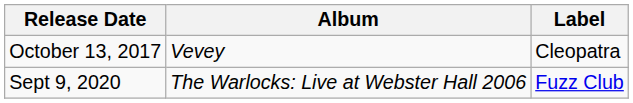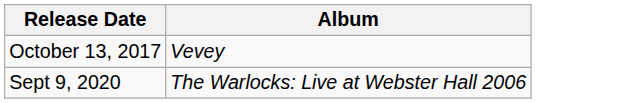- column: (580, 20)
